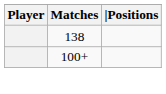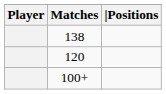+ row: (74, 57)
